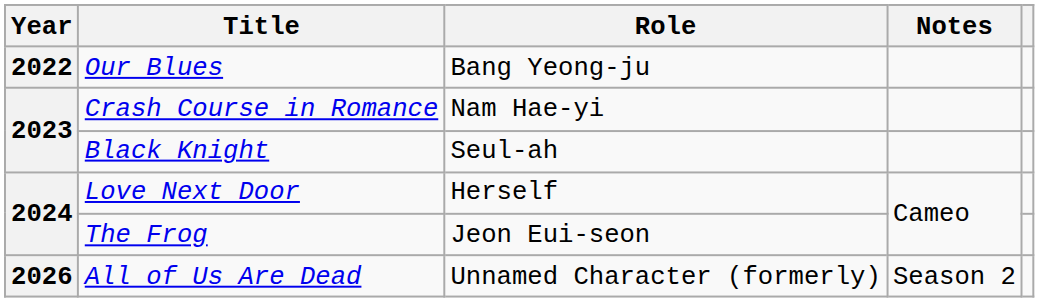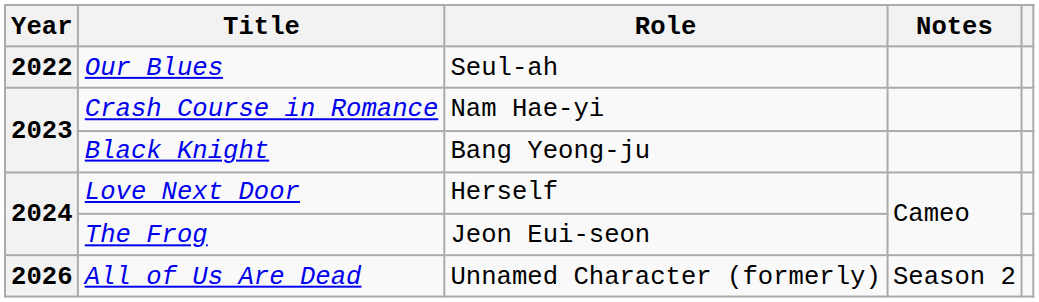(550, 68) Bang Yeong-ju -> (504, 68) Seul-ah
(504, 151) Seul-ah -> (550, 151) Bang Yeong-ju
